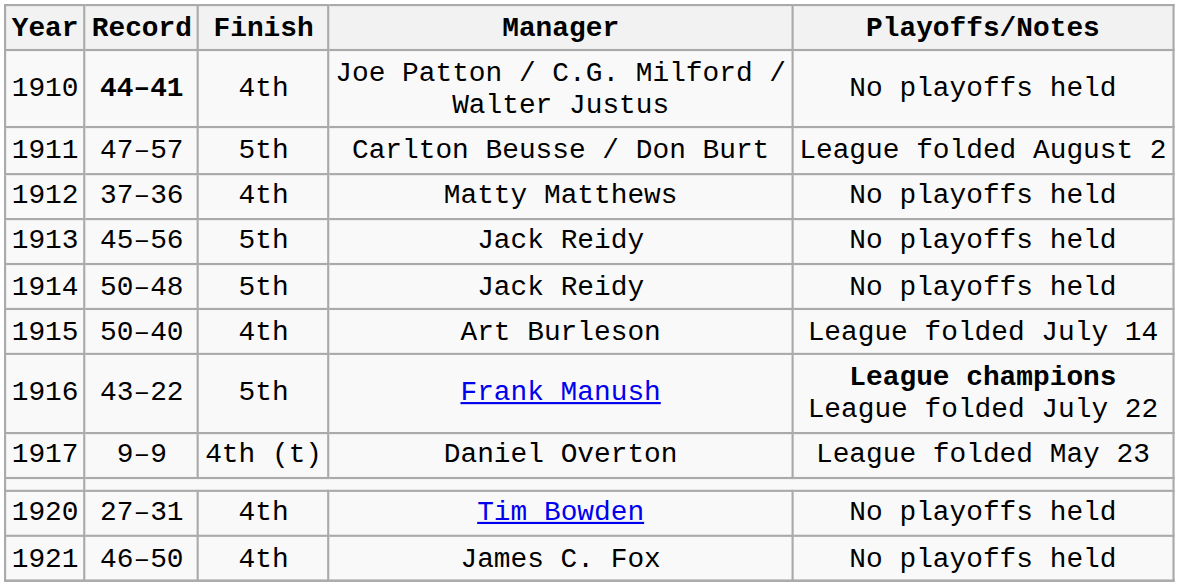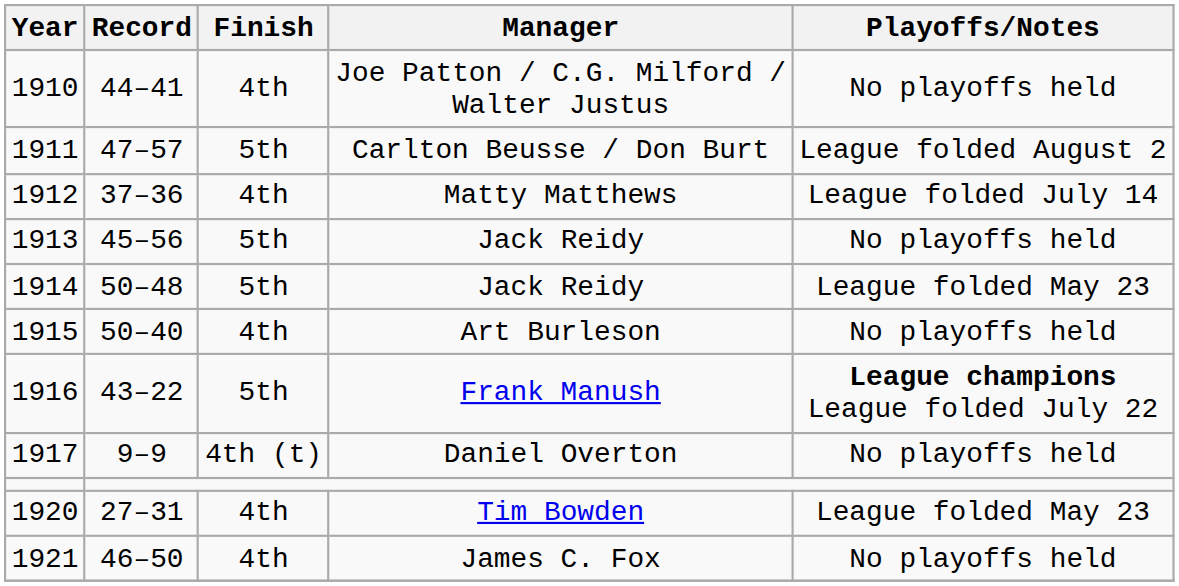(142, 89) bold -> (142, 89) normal
(983, 196) No playoffs held -> (983, 196) League folded July 14
(983, 287) No playoffs held -> (983, 287) League folded May 23
(983, 332) League folded July 14 -> (983, 332) No playoffs held
(983, 455) League folded May 23 -> (983, 455) No playoffs held
(983, 513) No playoffs held -> (983, 513) League folded May 23
